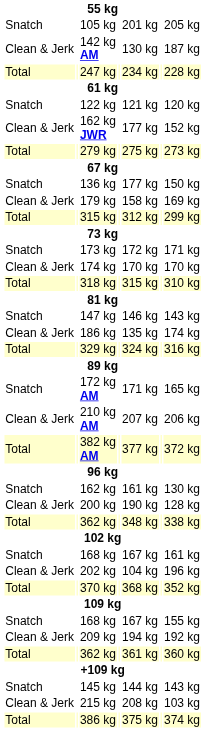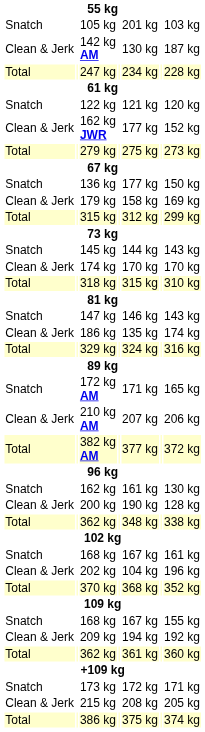(182, 25) 205 kg -> (182, 25) 103 kg
rows swapped: (24, 687) <-> (24, 250)
(182, 703) 103 kg -> (182, 703) 205 kg
